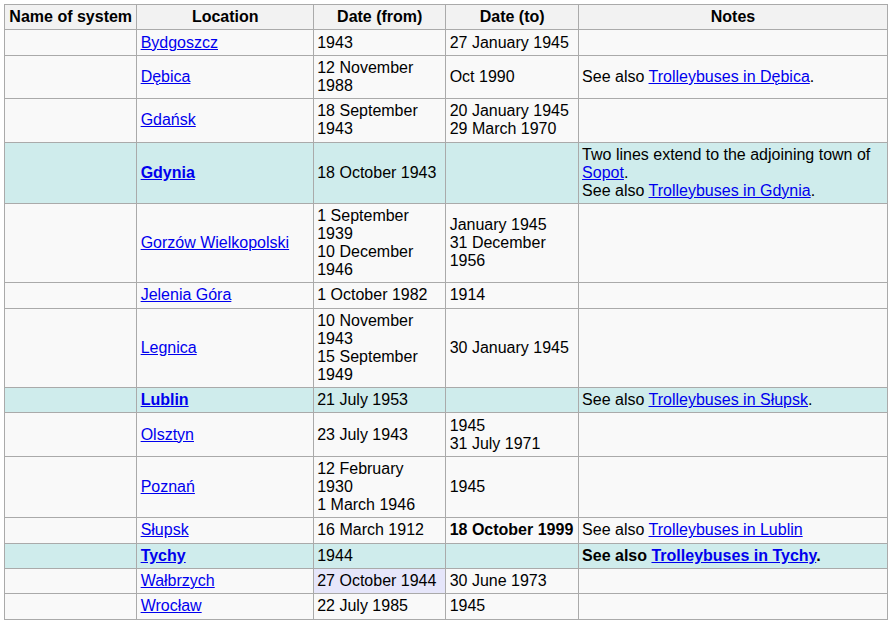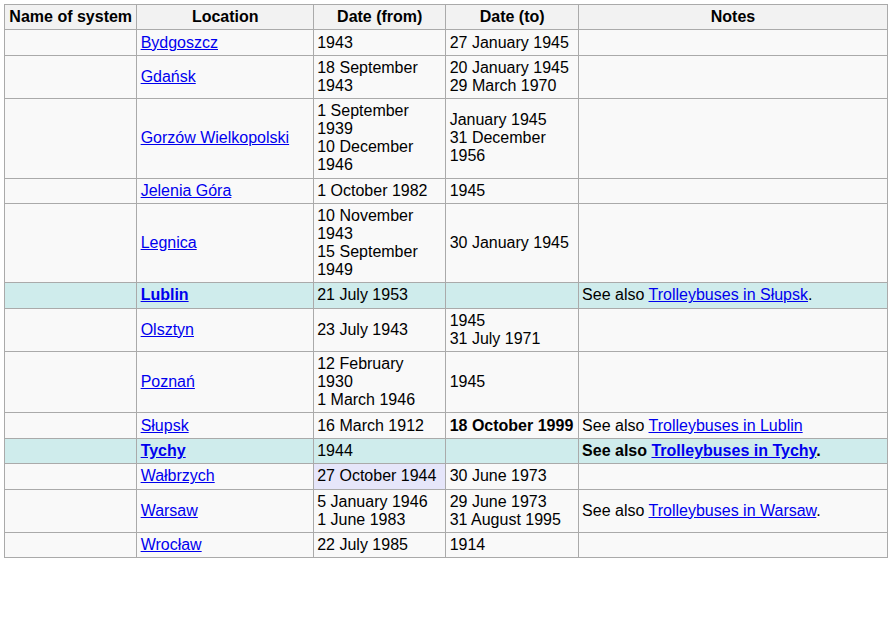- row: (166, 76)
- row: (168, 172)
(467, 295) 1914 -> (467, 190) 1945
+ row: (169, 510)
(467, 606) 1945 -> (467, 545) 1914
